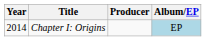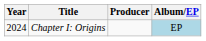(17, 28) 2014 -> (17, 28) 2024
